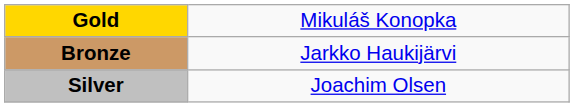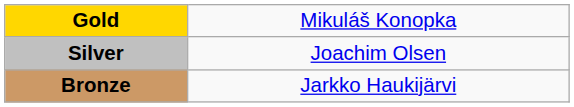rows swapped: (96, 85) <-> (96, 53)
